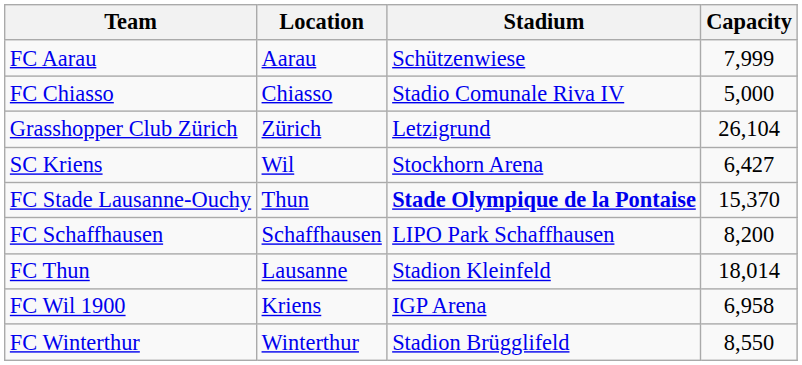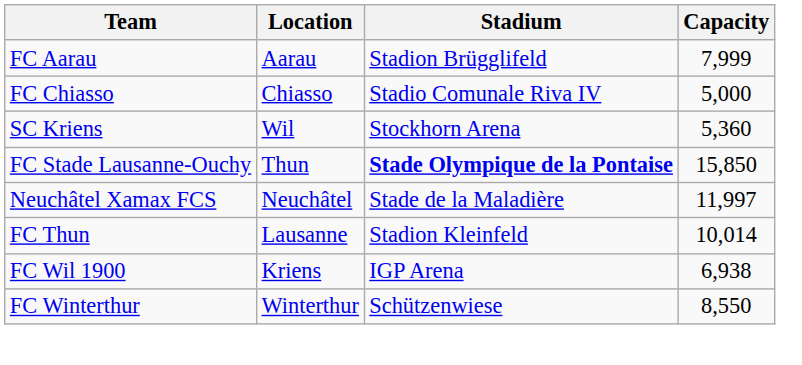(459, 57) Schützenwiese -> (458, 57) Stadion Brügglifeld
- row: (124, 128)
(749, 164) 6,427 -> (726, 128) 5,360
(749, 199) 15,370 -> (726, 164) 15,850
+ row: (113, 199)
- row: (86, 235)
(749, 270) 18,014 -> (726, 235) 10,014
(749, 306) 6,958 -> (726, 270) 6,938
(481, 341) Stadion Brügglifeld -> (436, 306) Schützenwiese
